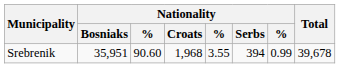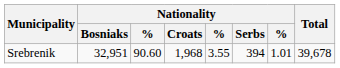(111, 53) 35,951 -> (111, 53) 32,951
(281, 53) 0.99 -> (281, 53) 1.01
